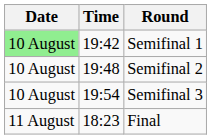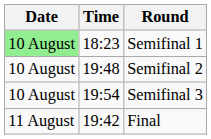(101, 43) 19:42 -> (101, 43) 18:23
(101, 120) 18:23 -> (101, 120) 19:42
